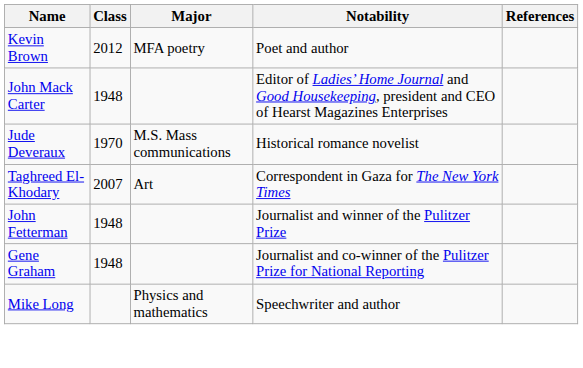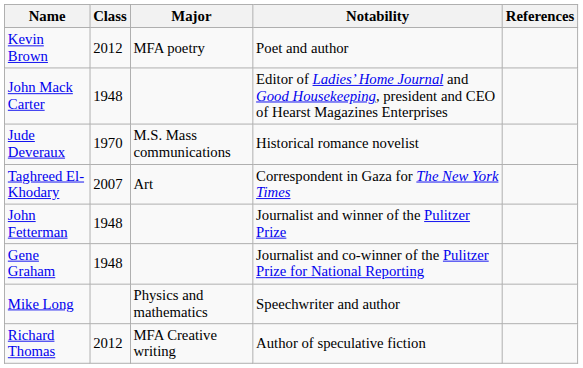+ row: (32, 343)
